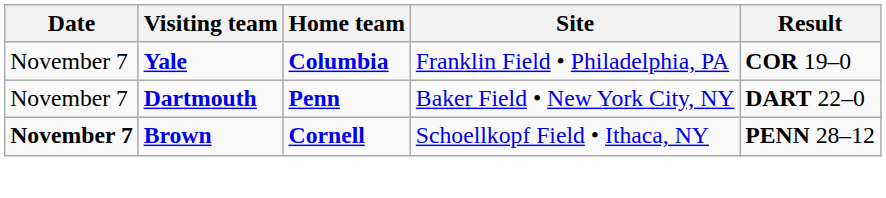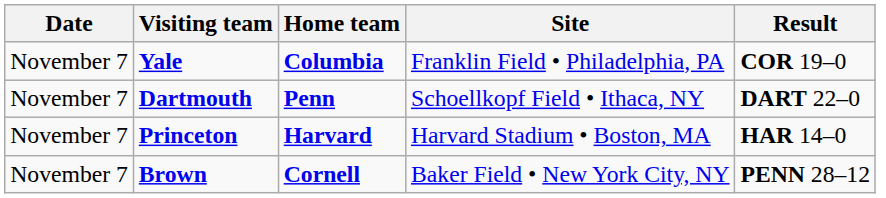(575, 98) Baker Field • New York City, NY -> (558, 98) Schoellkopf Field • Ithaca, NY
+ row: (188, 135)
(71, 135) bold -> (69, 173) normal
(562, 135) Schoellkopf Field • Ithaca, NY -> (570, 173) Baker Field • New York City, NY
